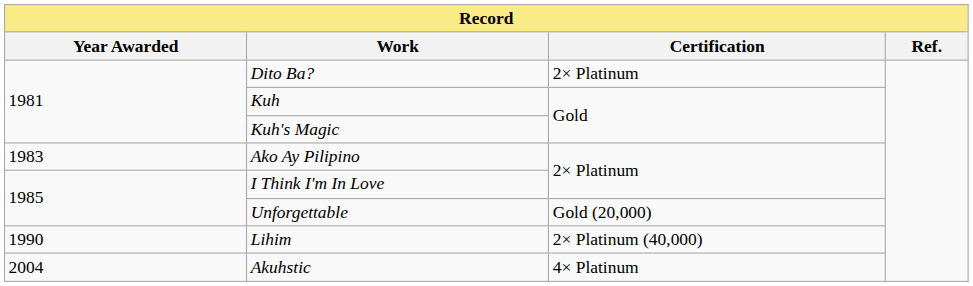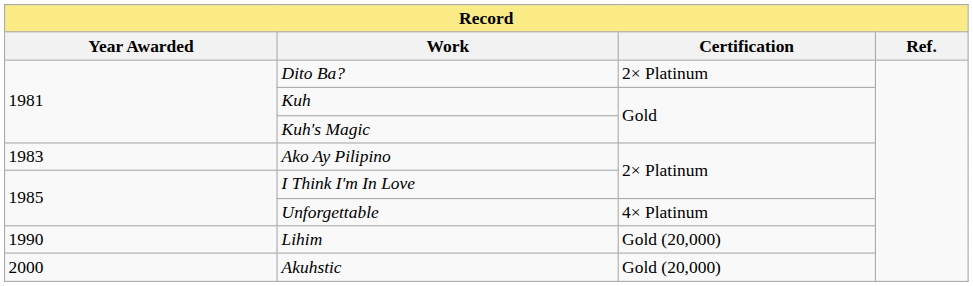(602, 211) Gold (20,000) -> (665, 211) 4× Platinum
(628, 239) 2× Platinum (40,000) -> (672, 239) Gold (20,000)
(26, 267) 2004 -> (26, 267) 2000
(596, 267) 4× Platinum -> (672, 267) Gold (20,000)
